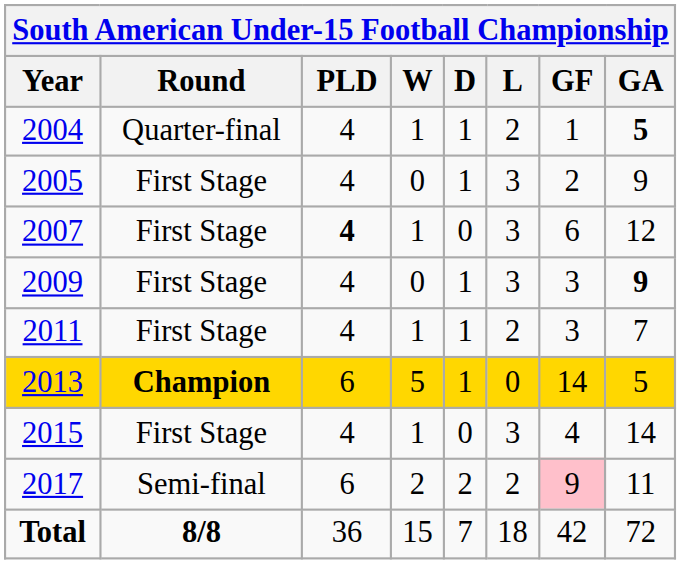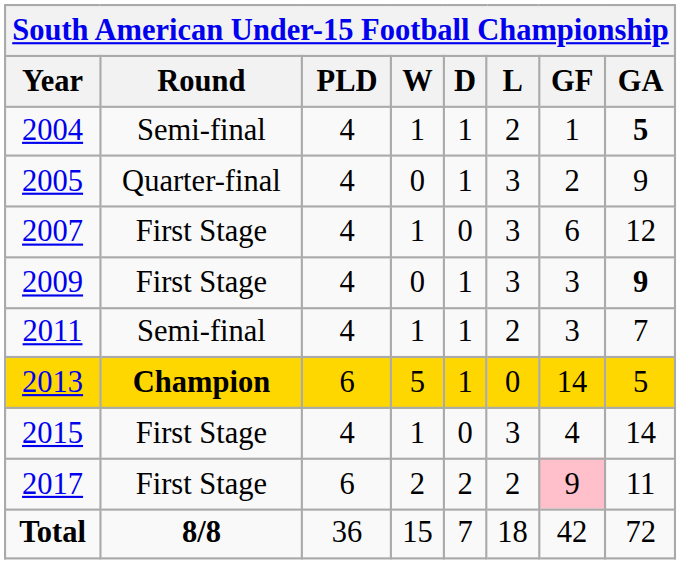(201, 130) Quarter-final -> (201, 130) Semi-final
(201, 181) First Stage -> (201, 181) Quarter-final
(347, 231) bold -> (347, 231) normal
(201, 332) First Stage -> (201, 332) Semi-final
(201, 483) Semi-final -> (201, 483) First Stage
